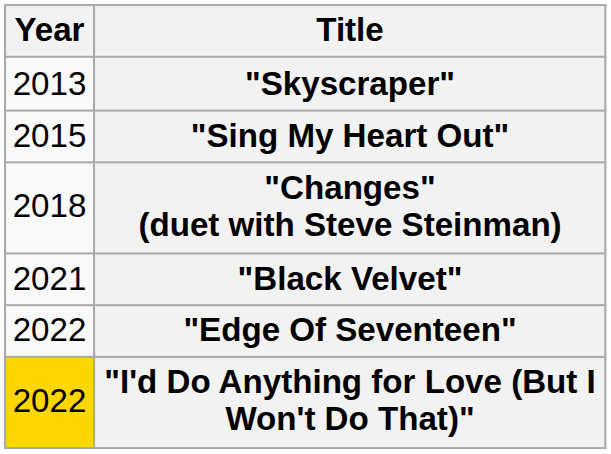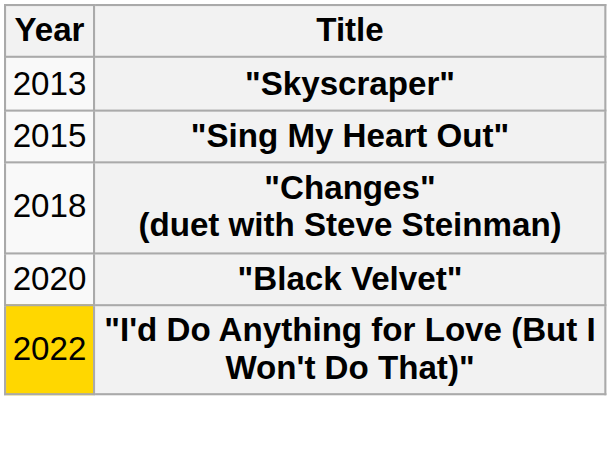(50, 278) 2021 -> (50, 278) 2020
- row: (350, 330)
